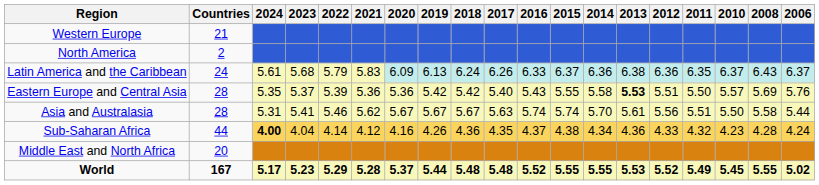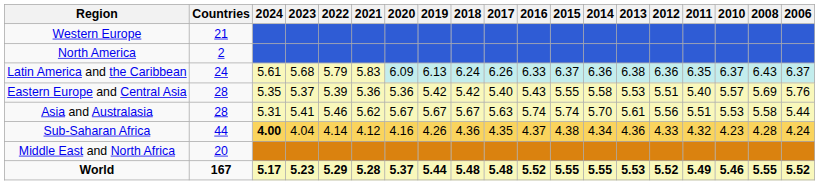(633, 92) bold -> (633, 92) normal
(699, 92) 5.50 -> (699, 92) 5.40
(732, 111) 5.50 -> (732, 111) 5.53
(732, 170) 5.45 -> (732, 170) 5.46
(798, 170) 5.02 -> (798, 170) 5.52
